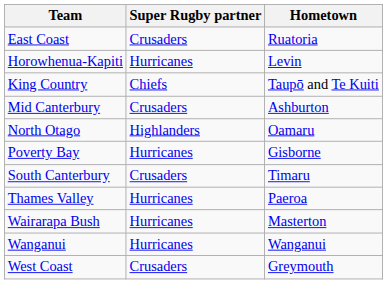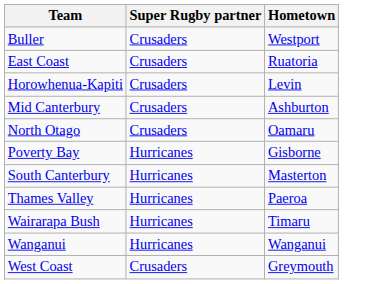+ row: (26, 38)
(161, 61) Hurricanes -> (158, 84) Crusaders
- row: (48, 84)
(165, 130) Highlanders -> (158, 130) Crusaders
(158, 175) Crusaders -> (161, 175) Hurricanes
(289, 175) Timaru -> (297, 175) Masterton
(297, 221) Masterton -> (289, 221) Timaru
